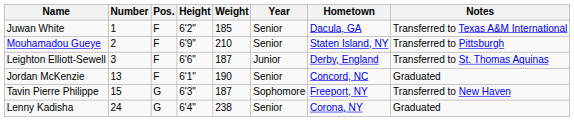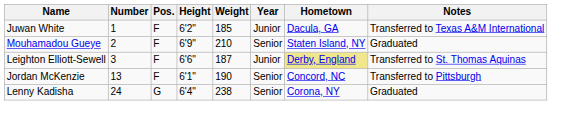(268, 28) Senior -> (267, 28) Junior
(449, 44) Transferred to Pittsburgh -> (394, 44) Graduated
(344, 60) no background -> (321, 60) khaki background
(417, 76) Graduated -> (426, 76) Transferred to Pittsburgh
- row: (53, 92)
